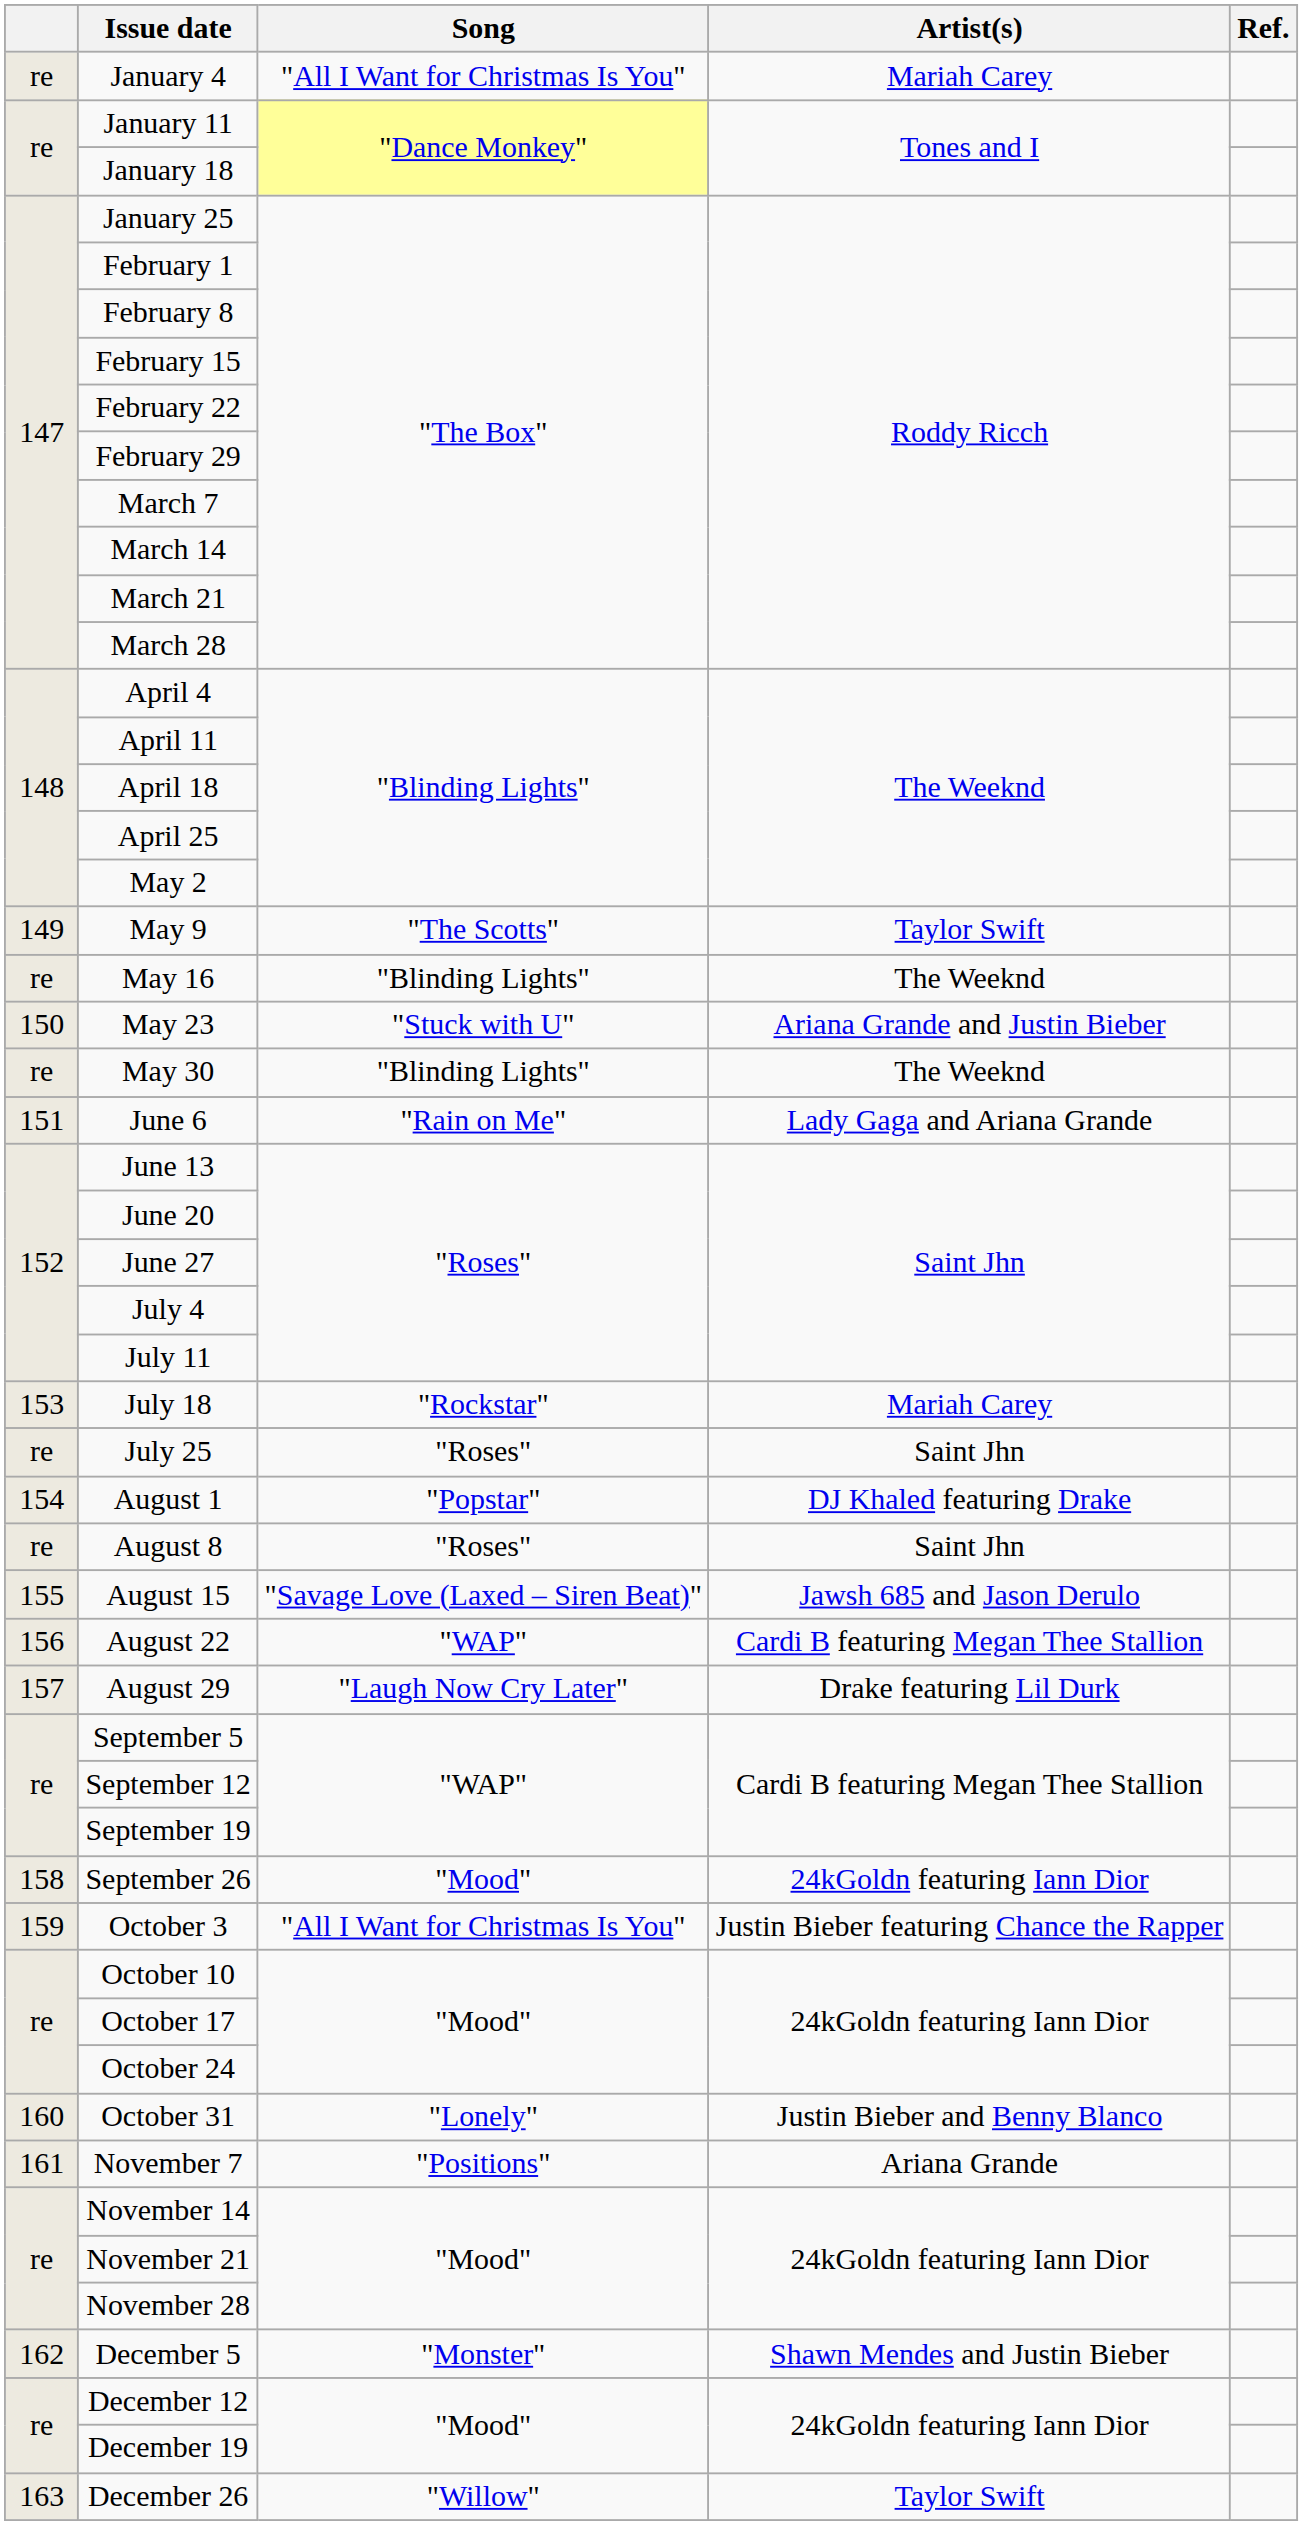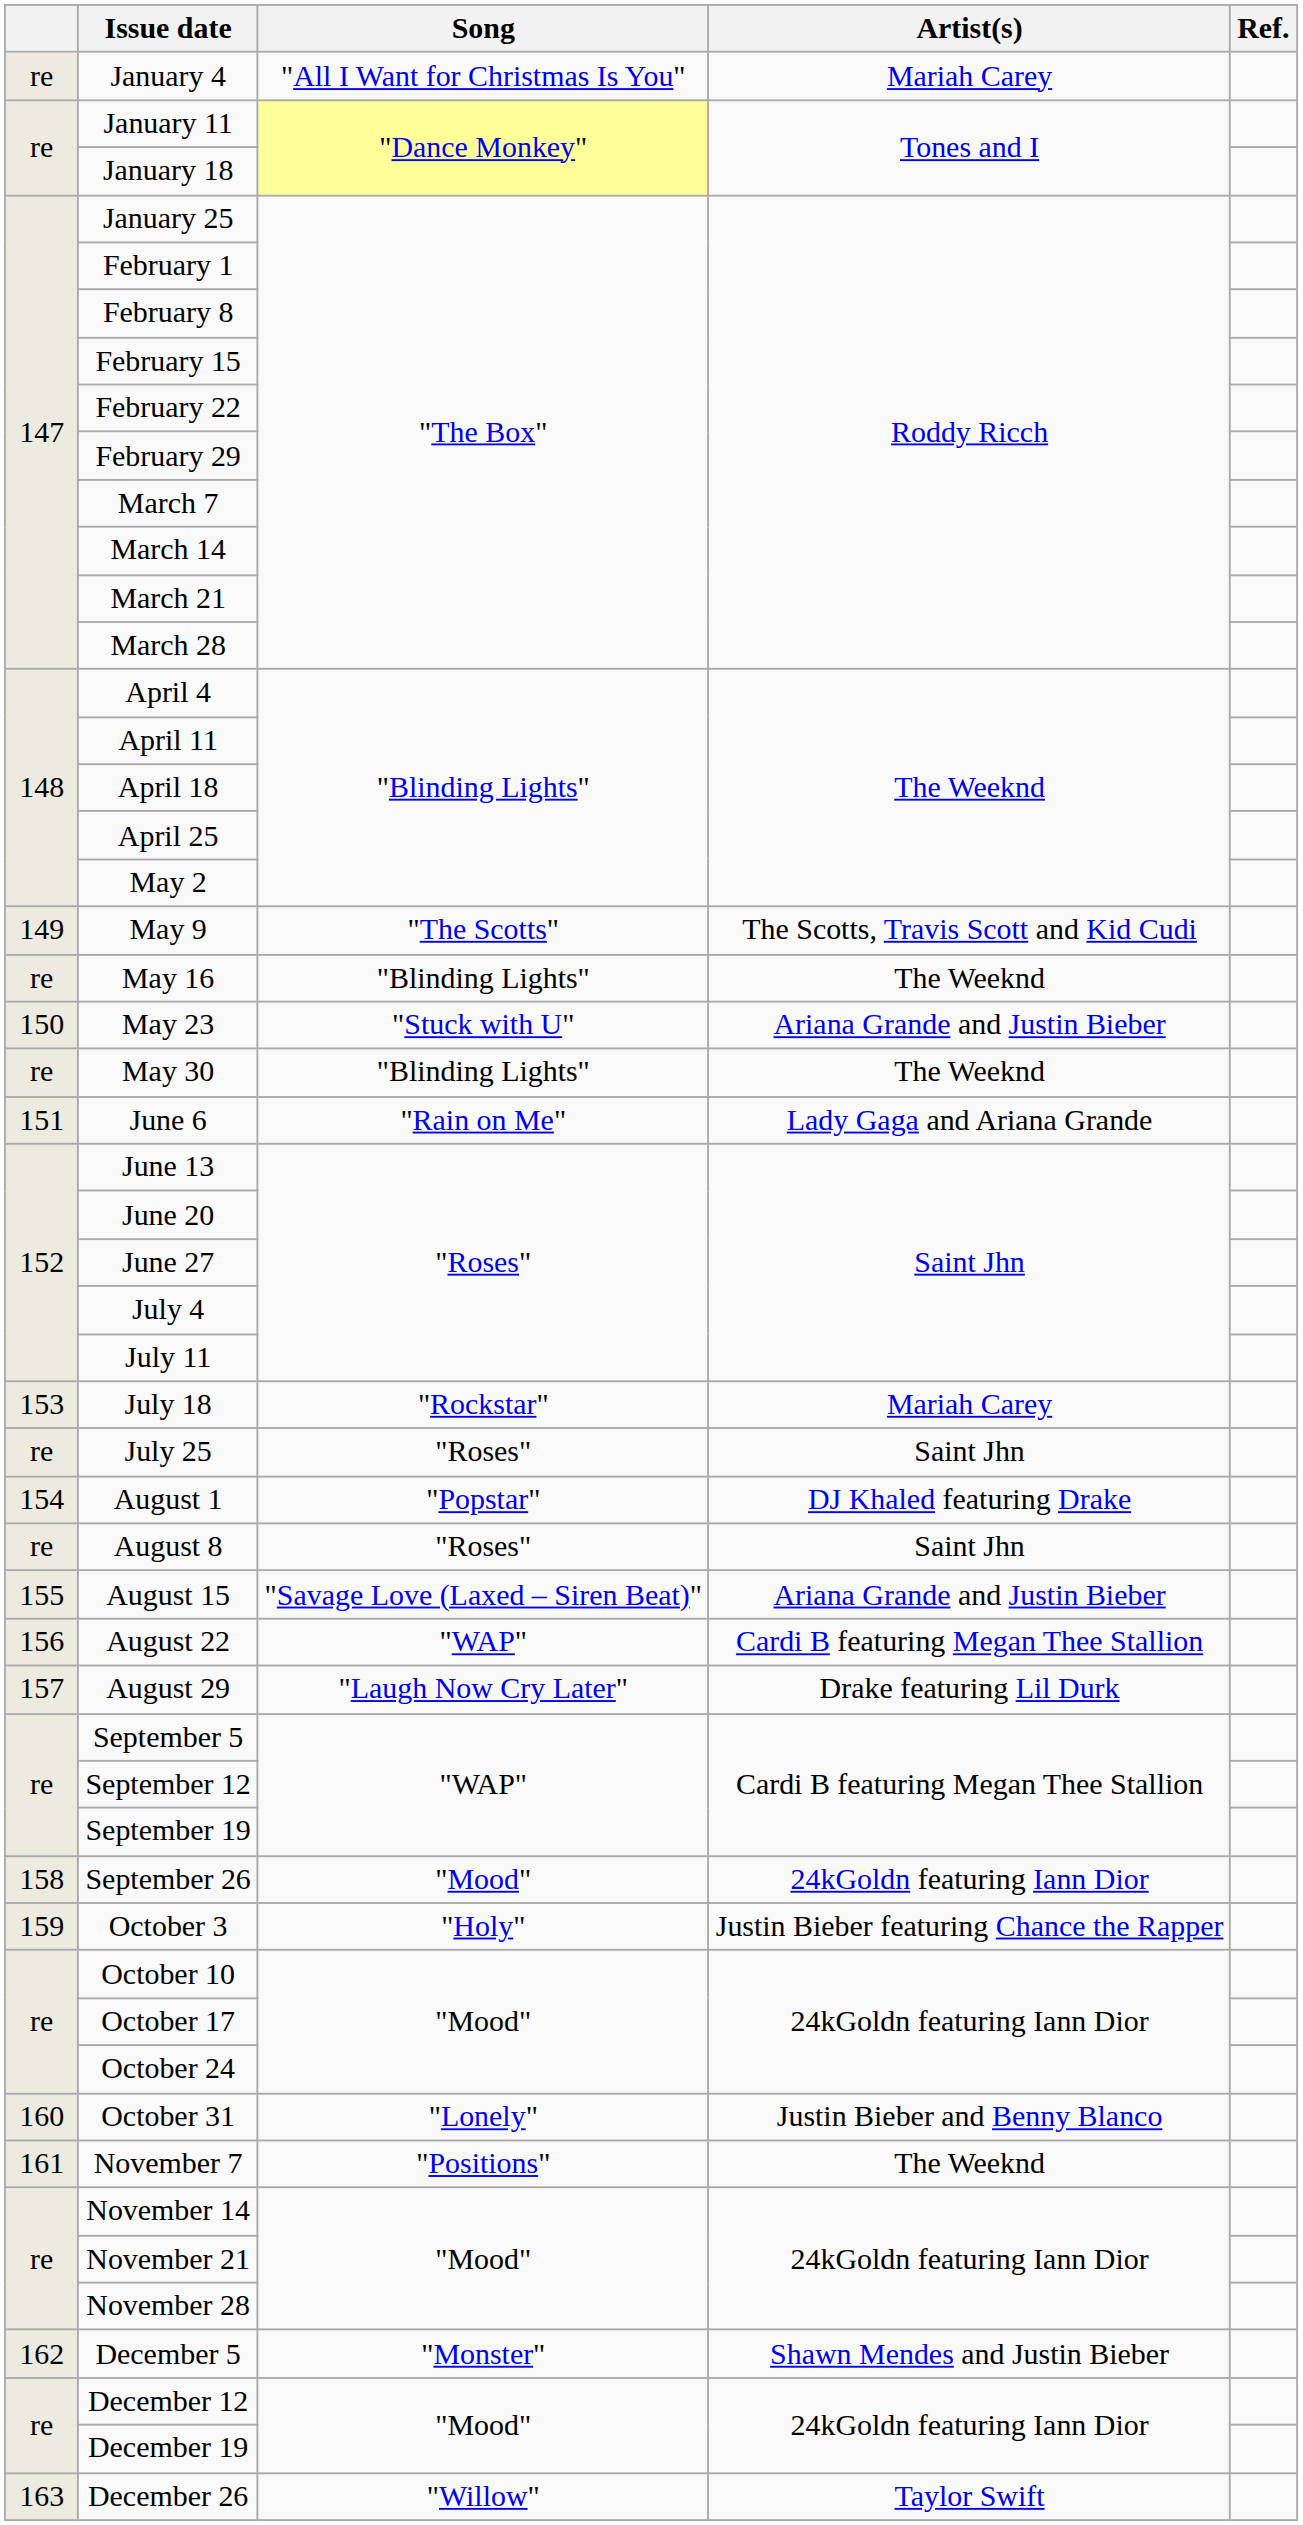(970, 929) Taylor Swift -> (970, 929) The Scotts, Travis Scott and Kid Cudi
(970, 1594) Jawsh 685 and Jason Derulo -> (970, 1594) Ariana Grande and Justin Bieber
(483, 1926) "All I Want for Christmas Is You" -> (483, 1926) "Holy"
(970, 2163) Ariana Grande -> (970, 2163) The Weeknd
